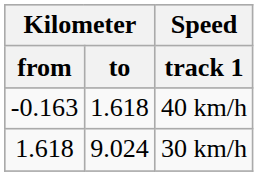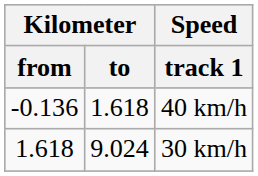(45, 107) -0.163 -> (45, 107) -0.136
